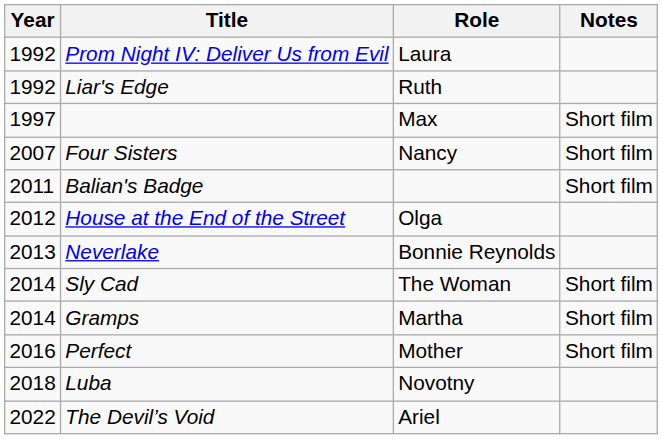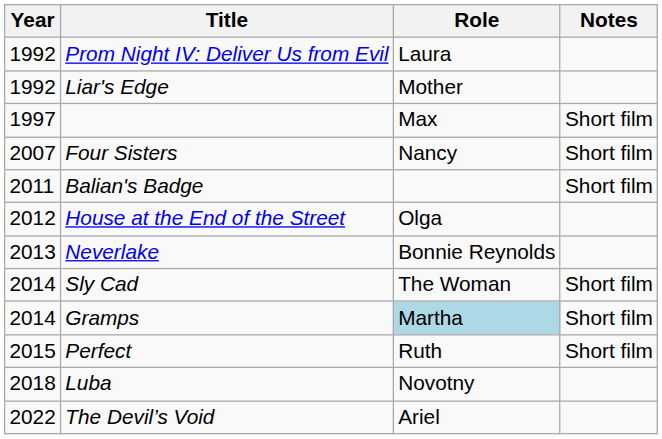(420, 86) Ruth -> (431, 86) Mother
(431, 317) no background -> (431, 317) lightblue background
(33, 350) 2016 -> (33, 350) 2015
(431, 350) Mother -> (420, 350) Ruth
